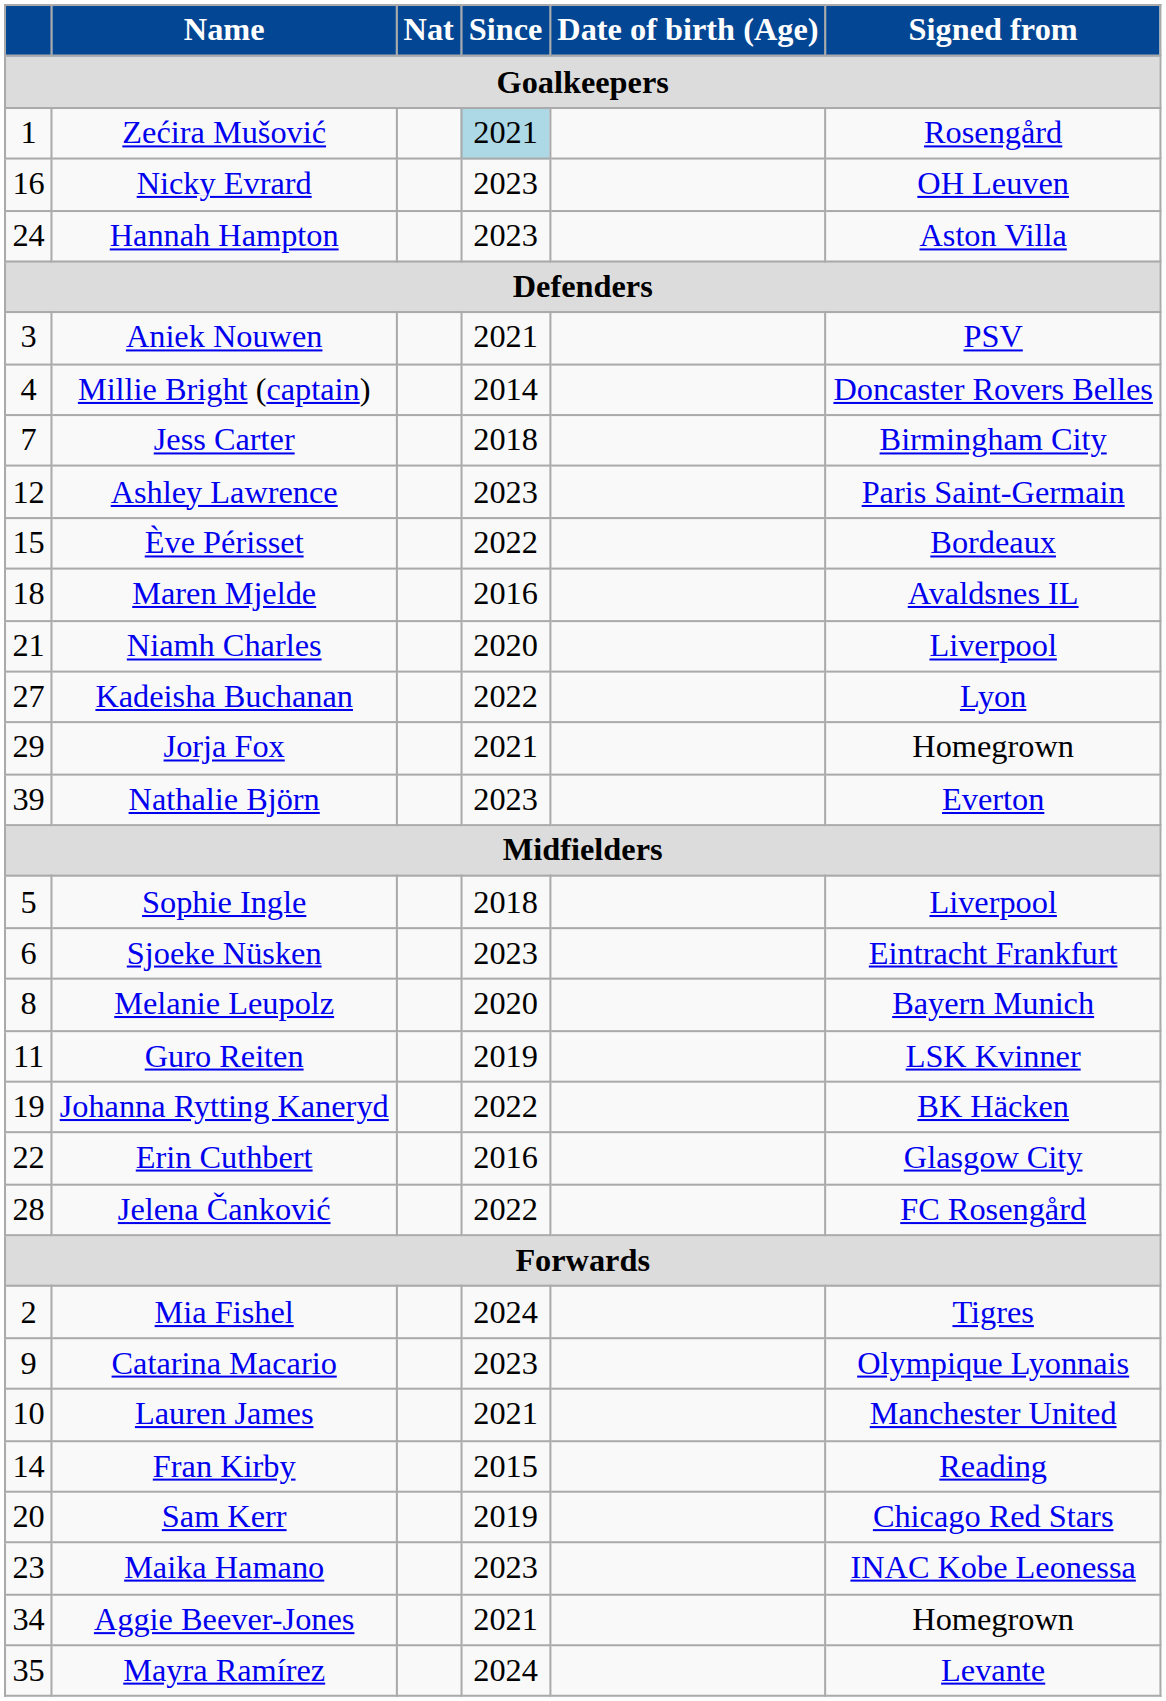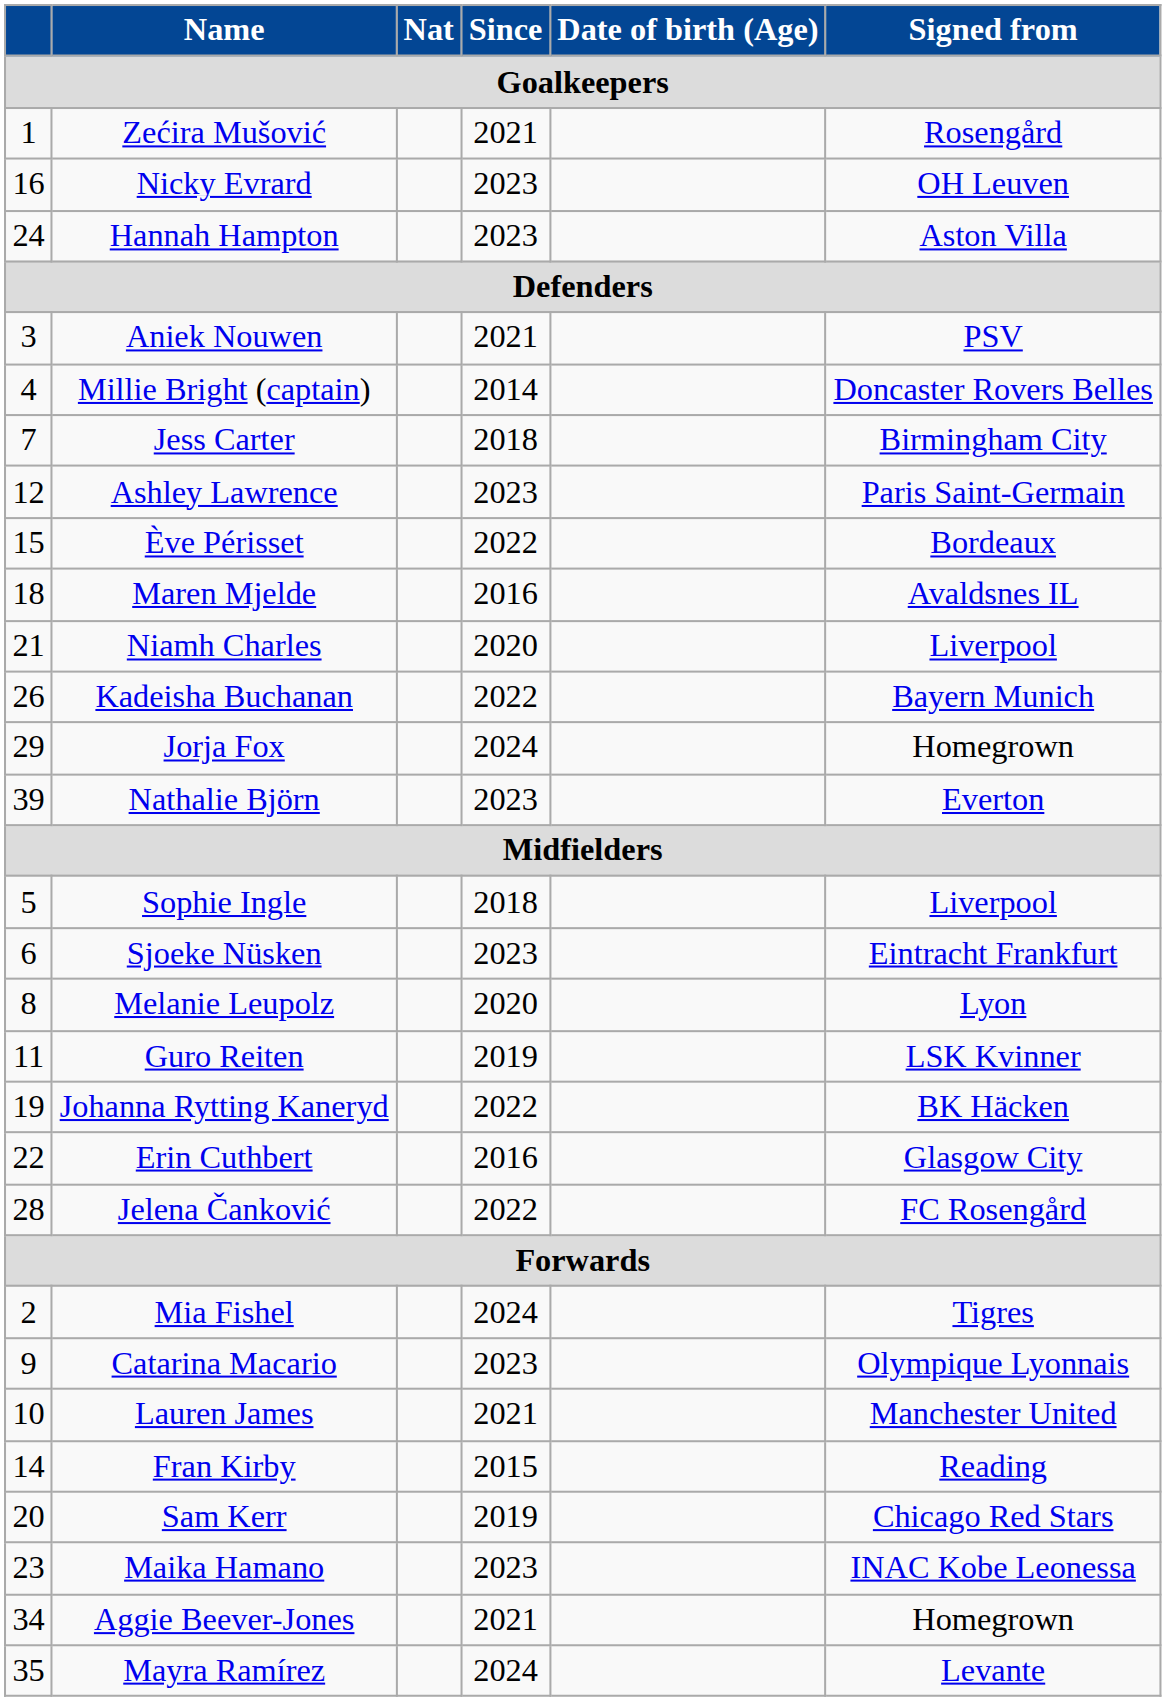(506, 132) lightblue background -> (506, 132) no background
(29, 696) 27 -> (29, 696) 26
(993, 696) Lyon -> (993, 696) Bayern Munich
(506, 747) 2021 -> (506, 747) 2024
(993, 1004) Bayern Munich -> (993, 1004) Lyon
